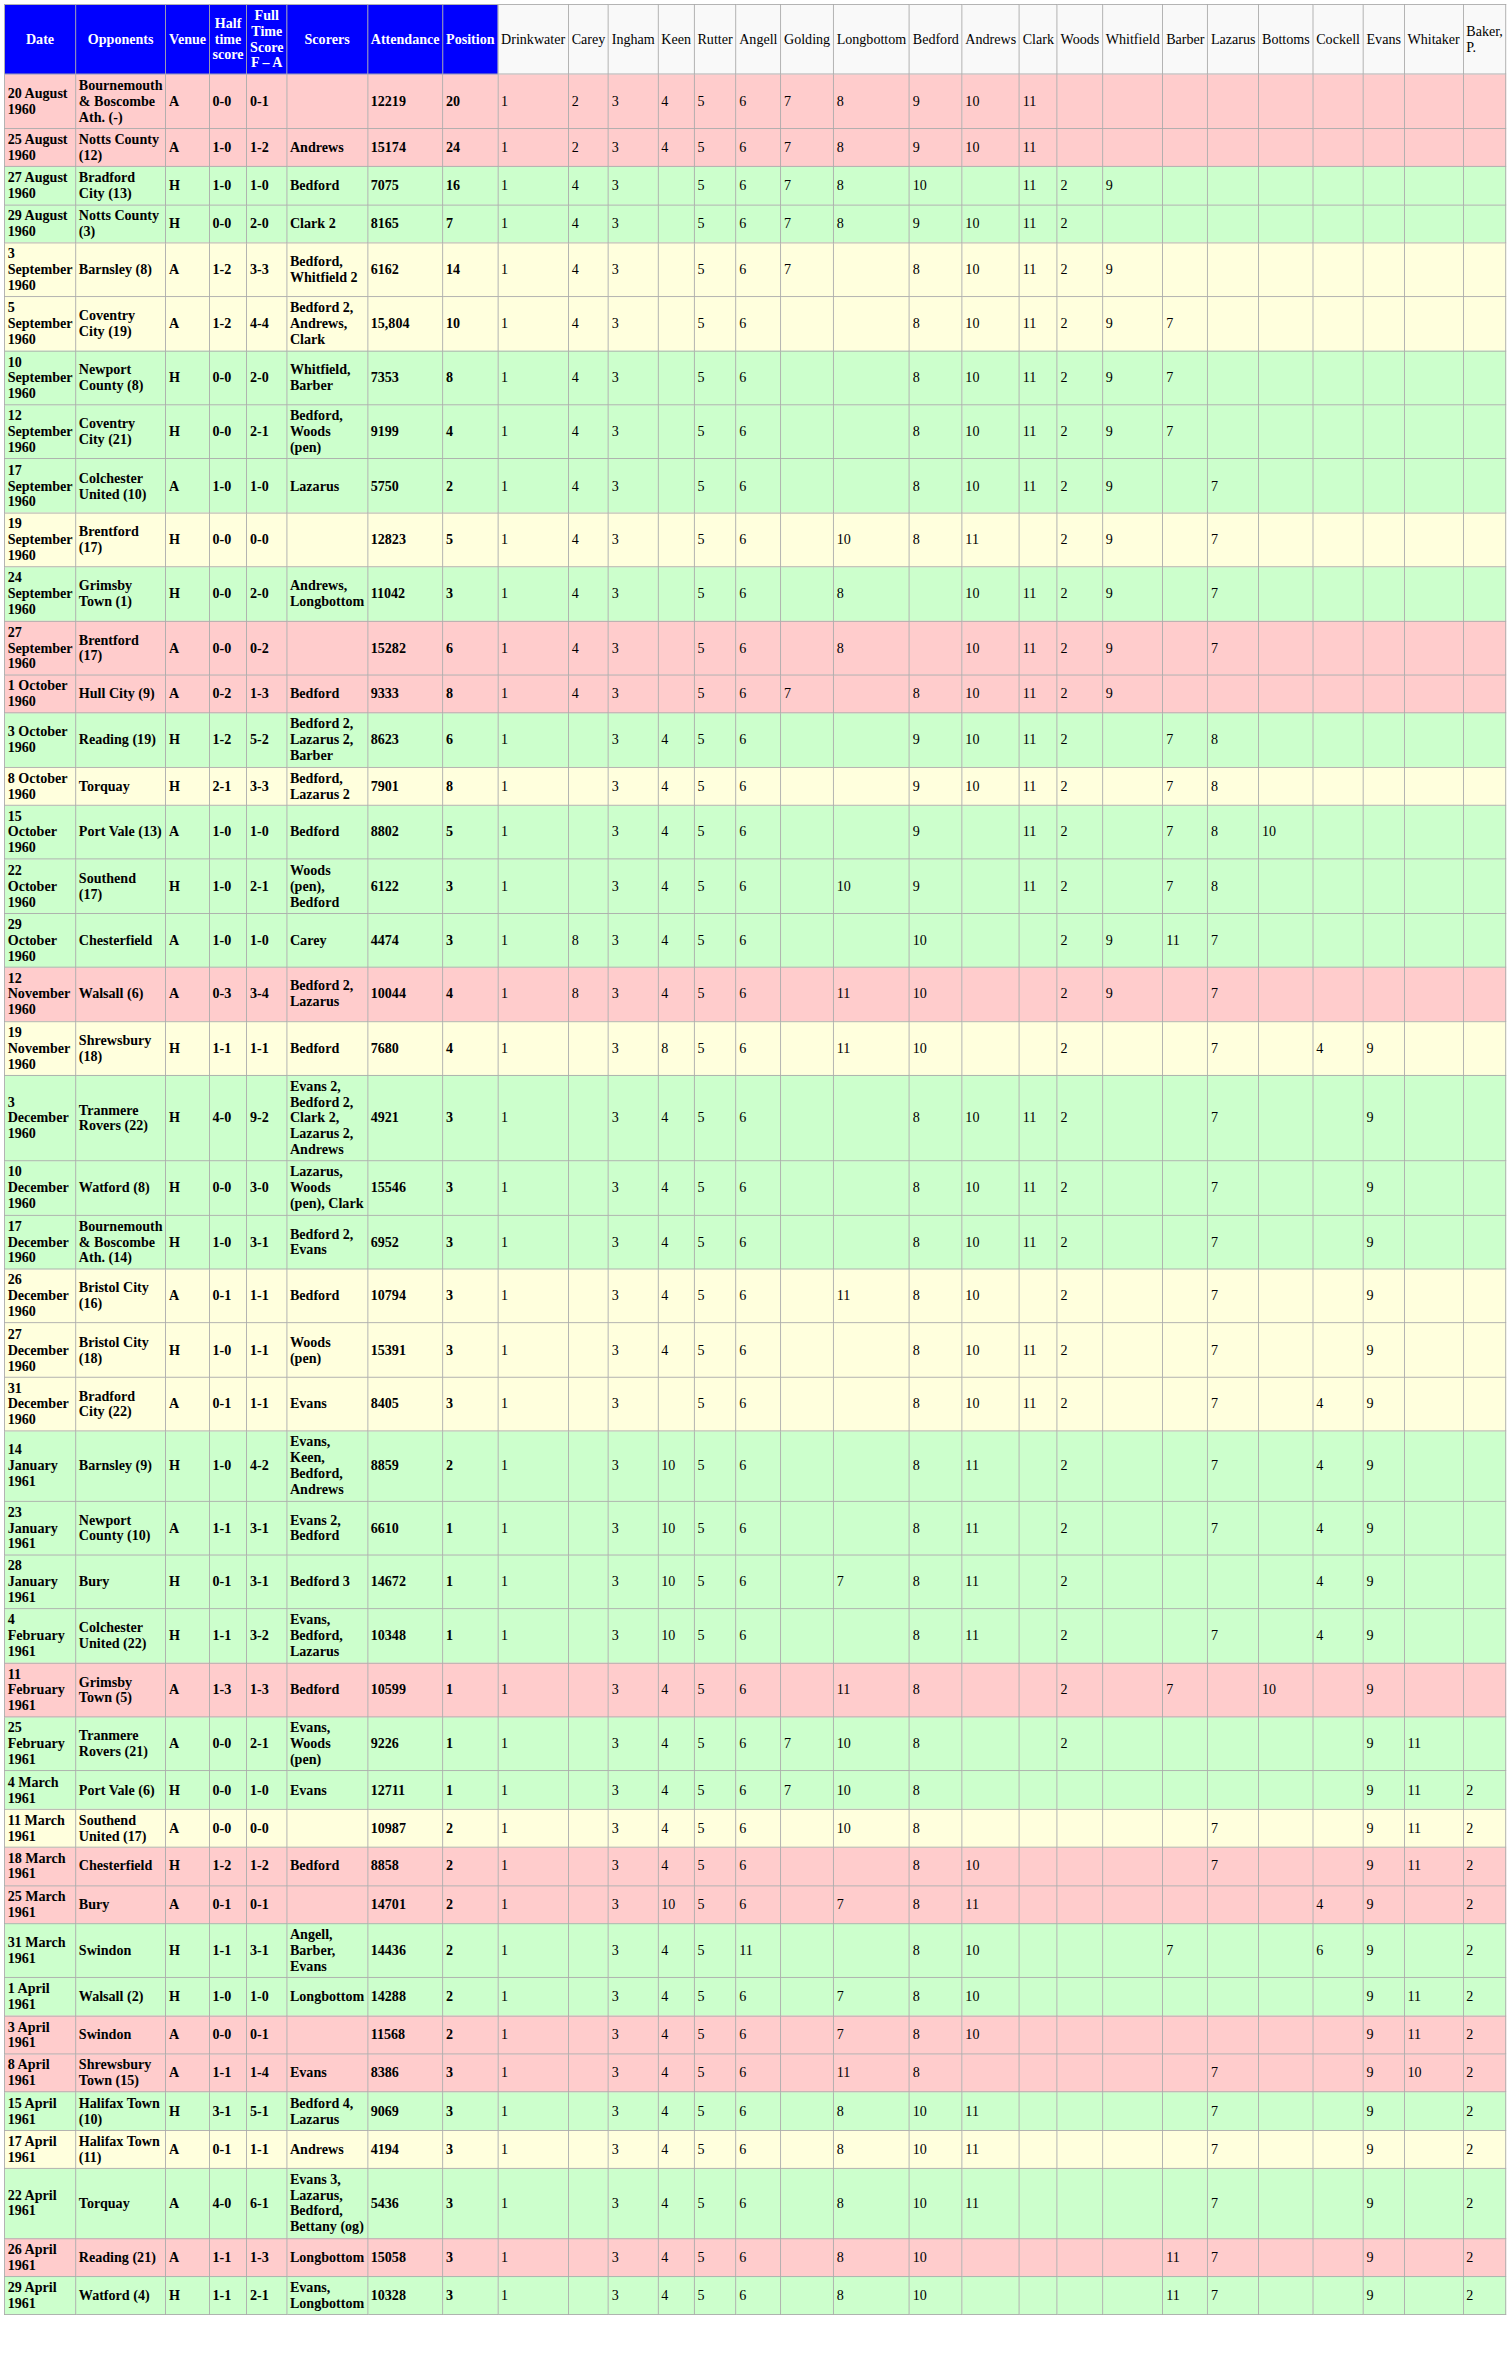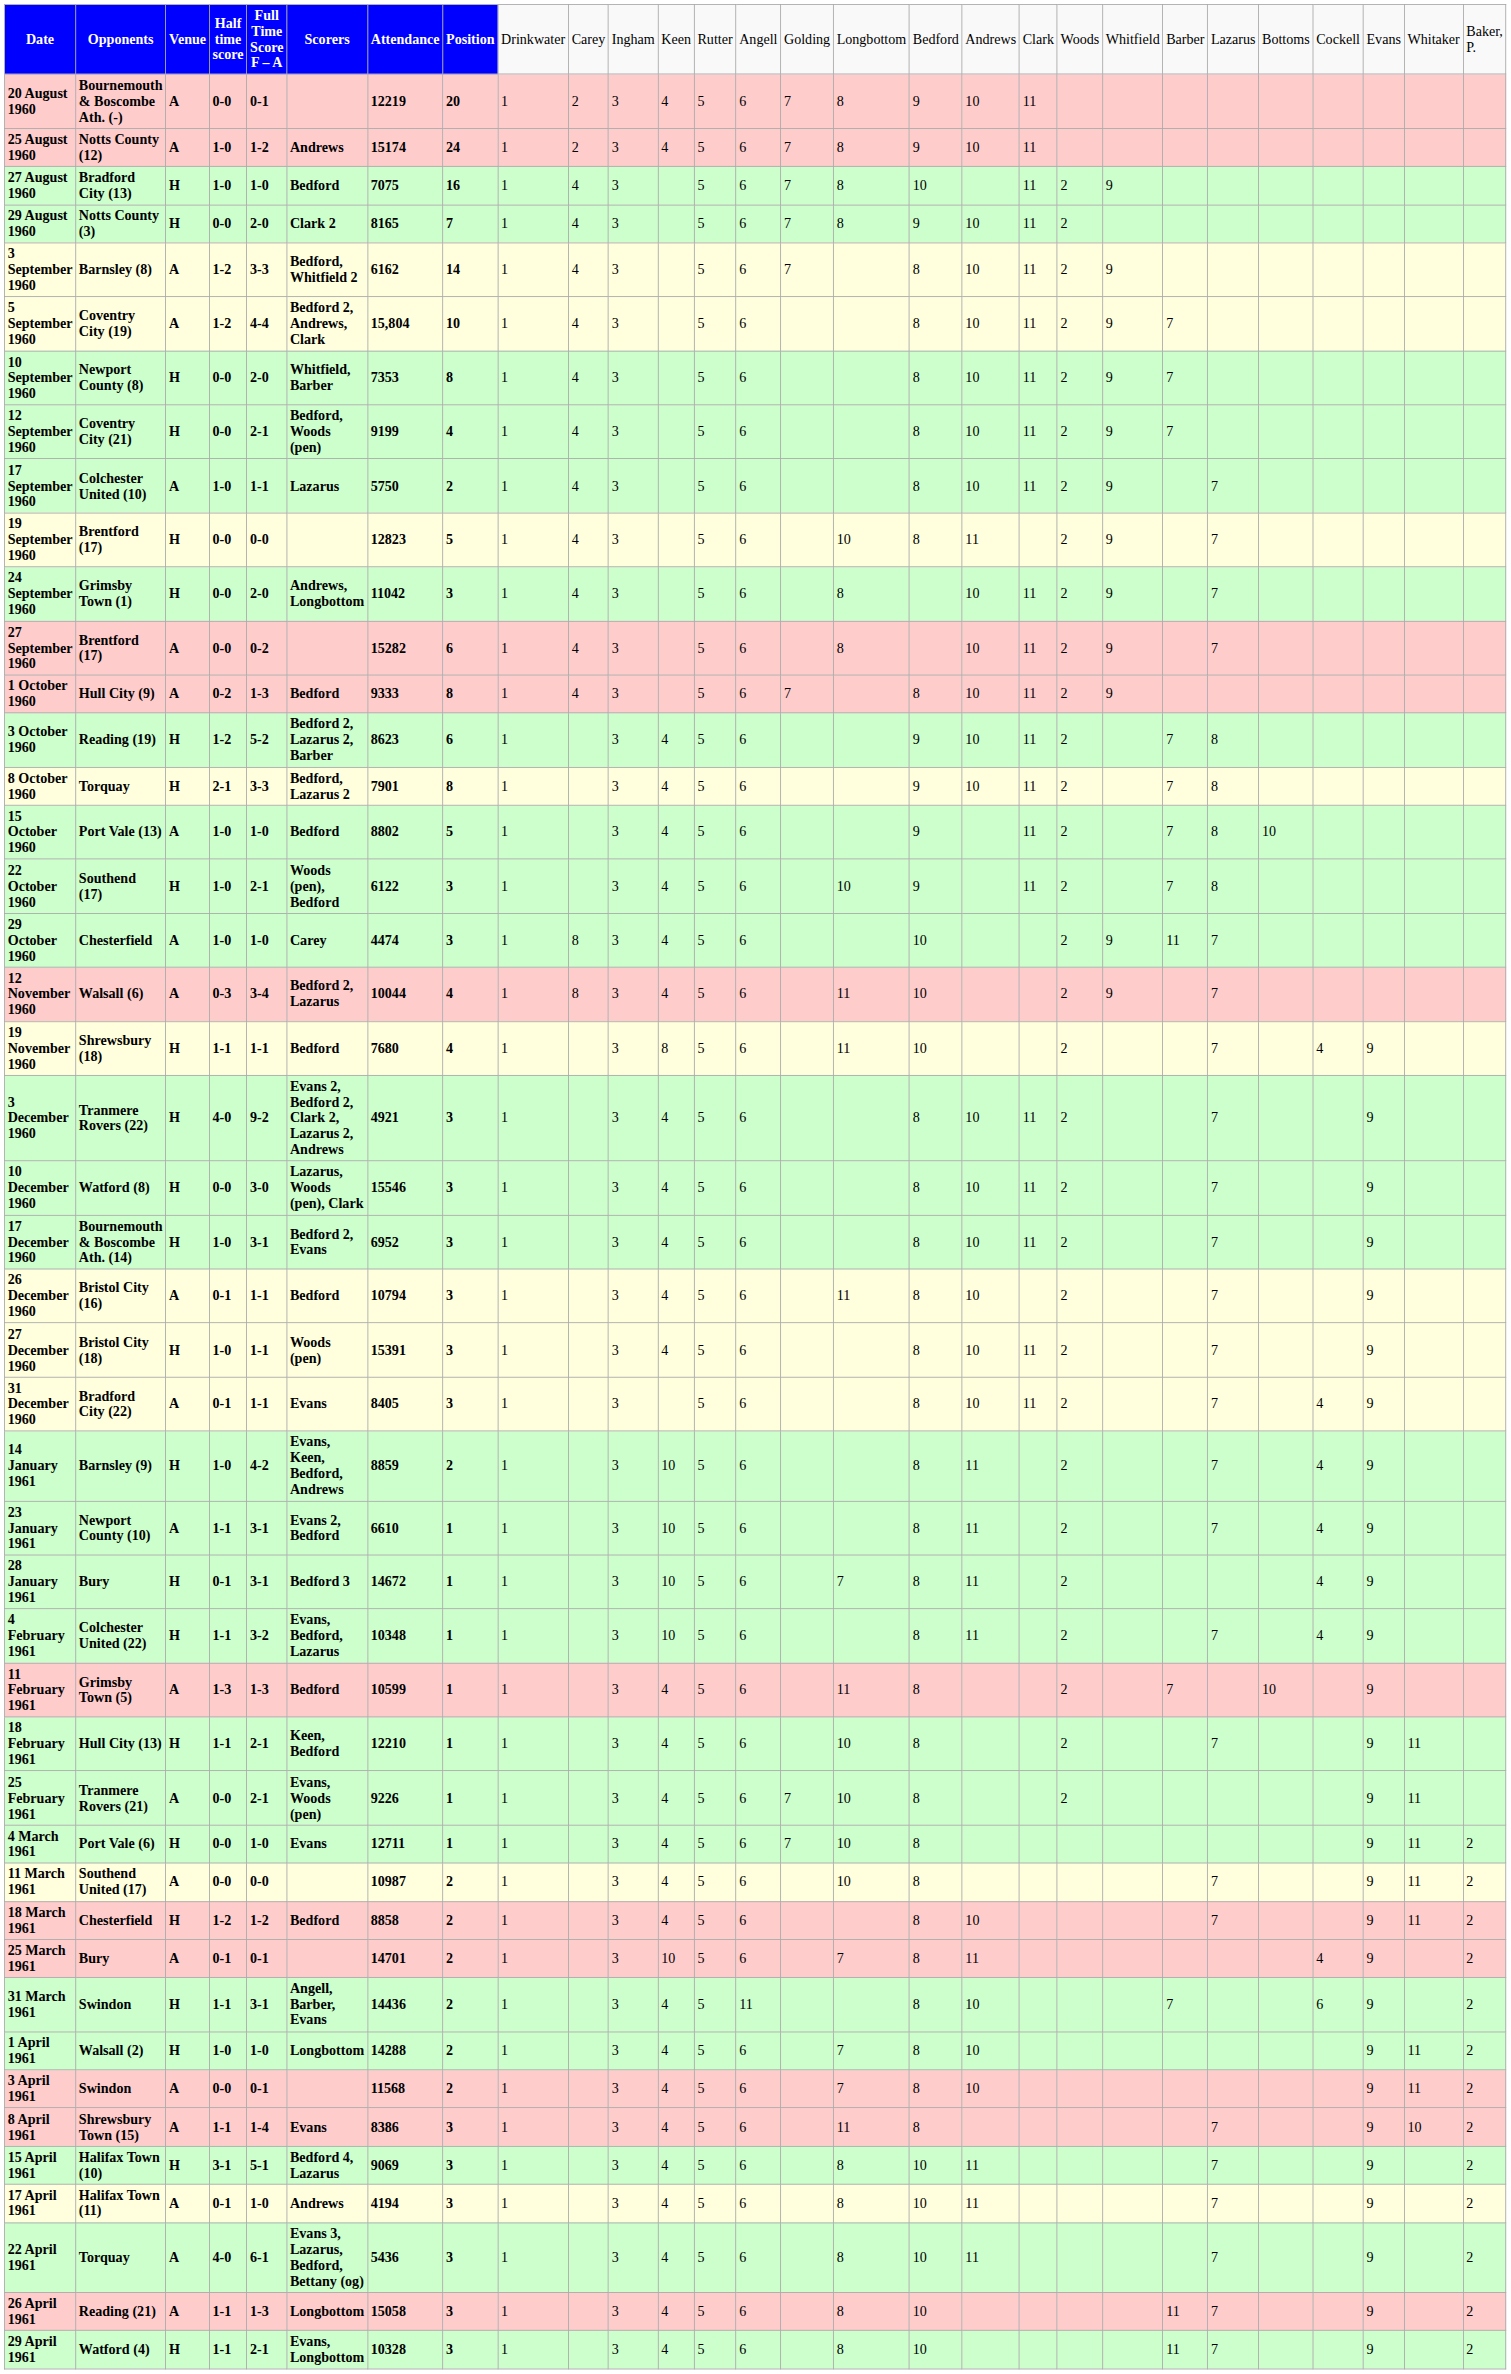(259, 485) 1-0 -> (259, 485) 1-1
+ row: (36, 1743)
(259, 2149) 1-1 -> (259, 2203) 1-0
